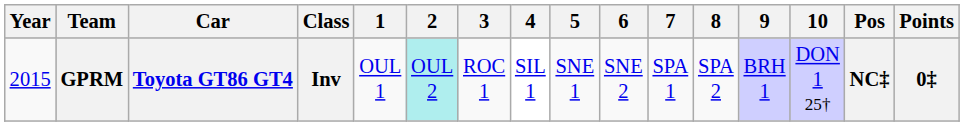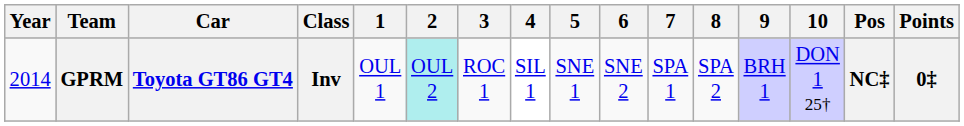(30, 79) 2015 -> (30, 79) 2014
